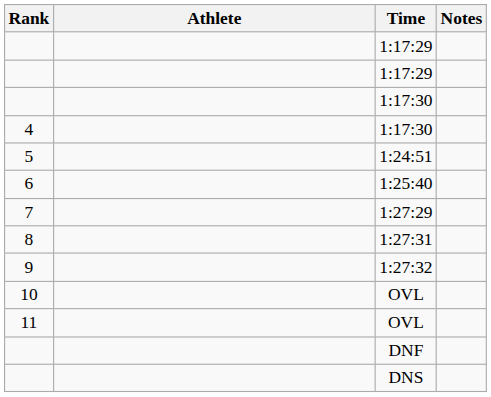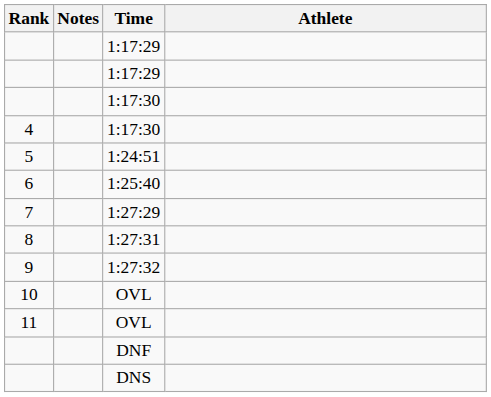columns swapped: (214, 18) <-> (461, 18)
